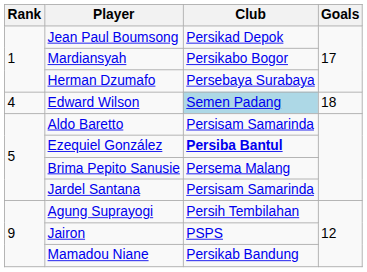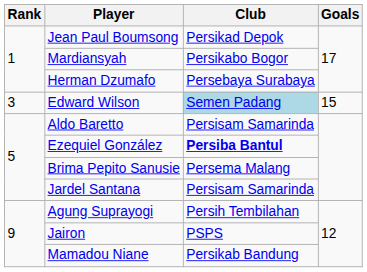(11, 102) 4 -> (11, 102) 3
(329, 102) 18 -> (329, 102) 15
